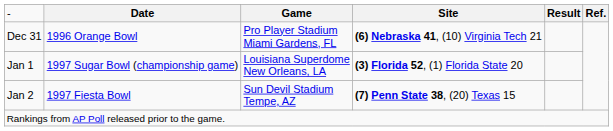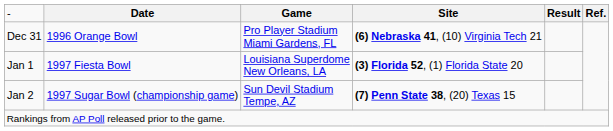(142, 66) 1997 Sugar Bowl (championship game) -> (89, 66) 1997 Fiesta Bowl
(89, 96) 1997 Fiesta Bowl -> (142, 96) 1997 Sugar Bowl (championship game)
